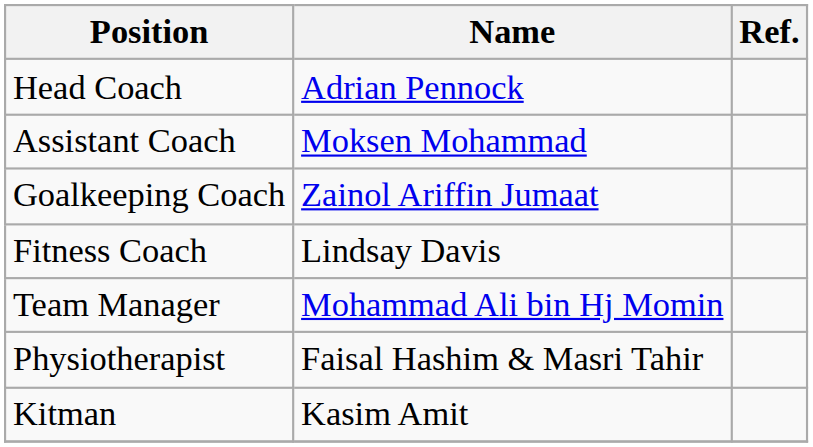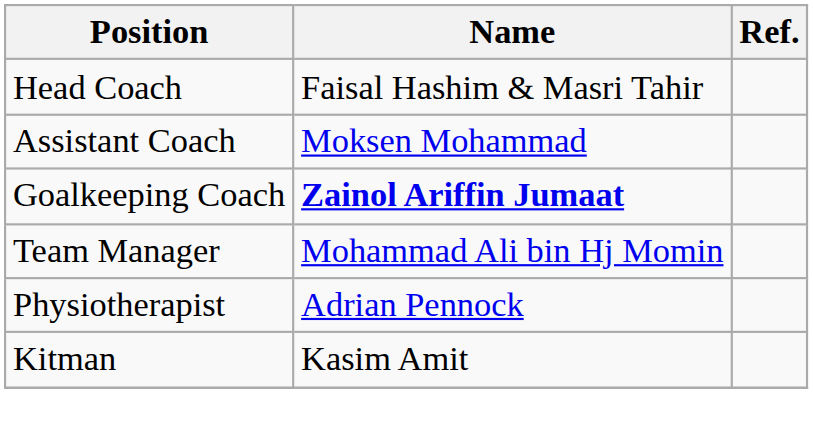(412, 86) Adrian Pennock -> (502, 86) Faisal Hashim & Masri Tahir
(450, 195) normal -> (463, 195) bold
- row: (110, 250)
(502, 359) Faisal Hashim & Masri Tahir -> (412, 304) Adrian Pennock
